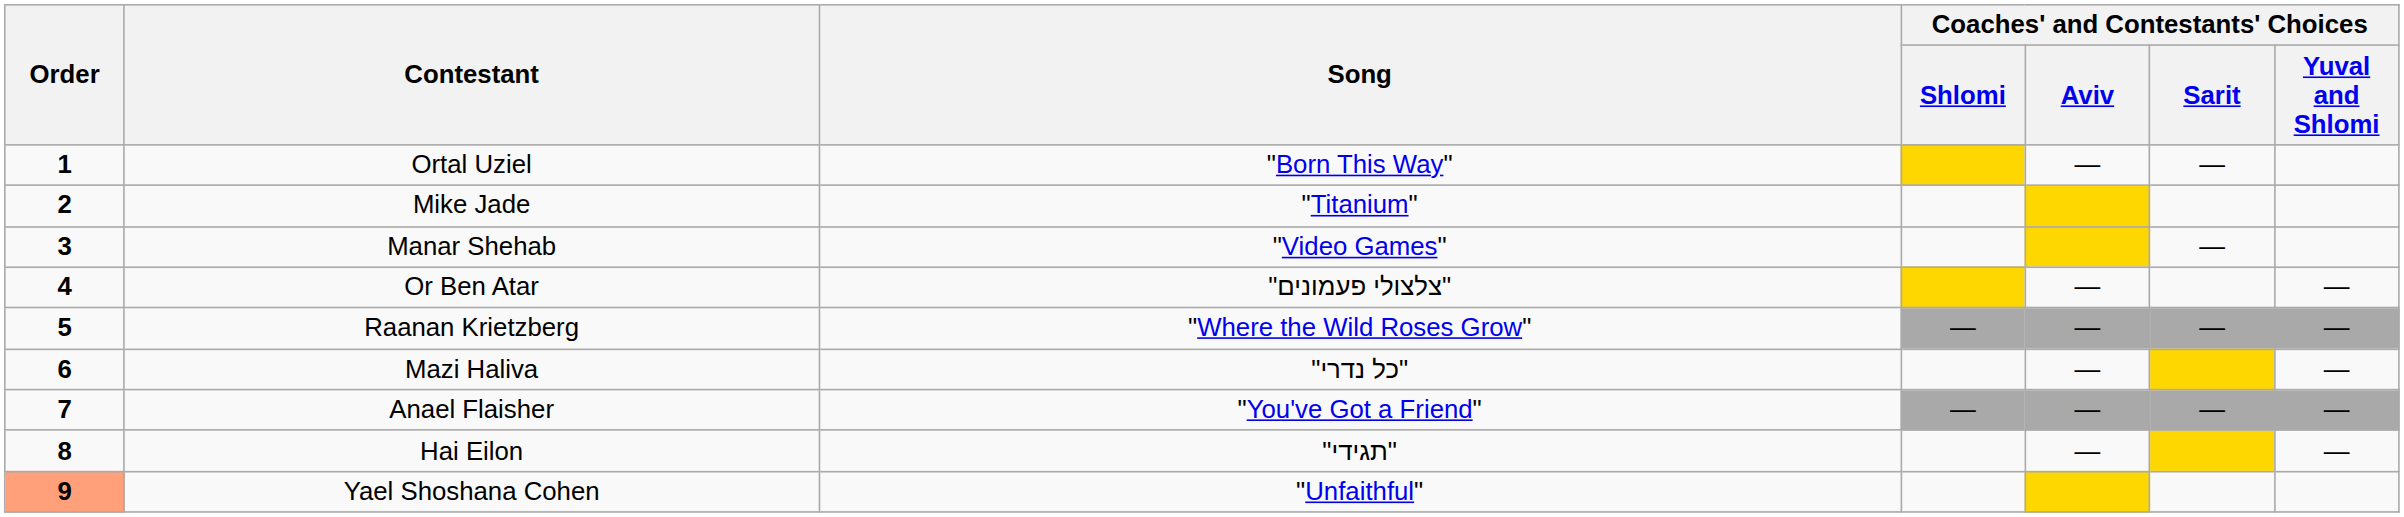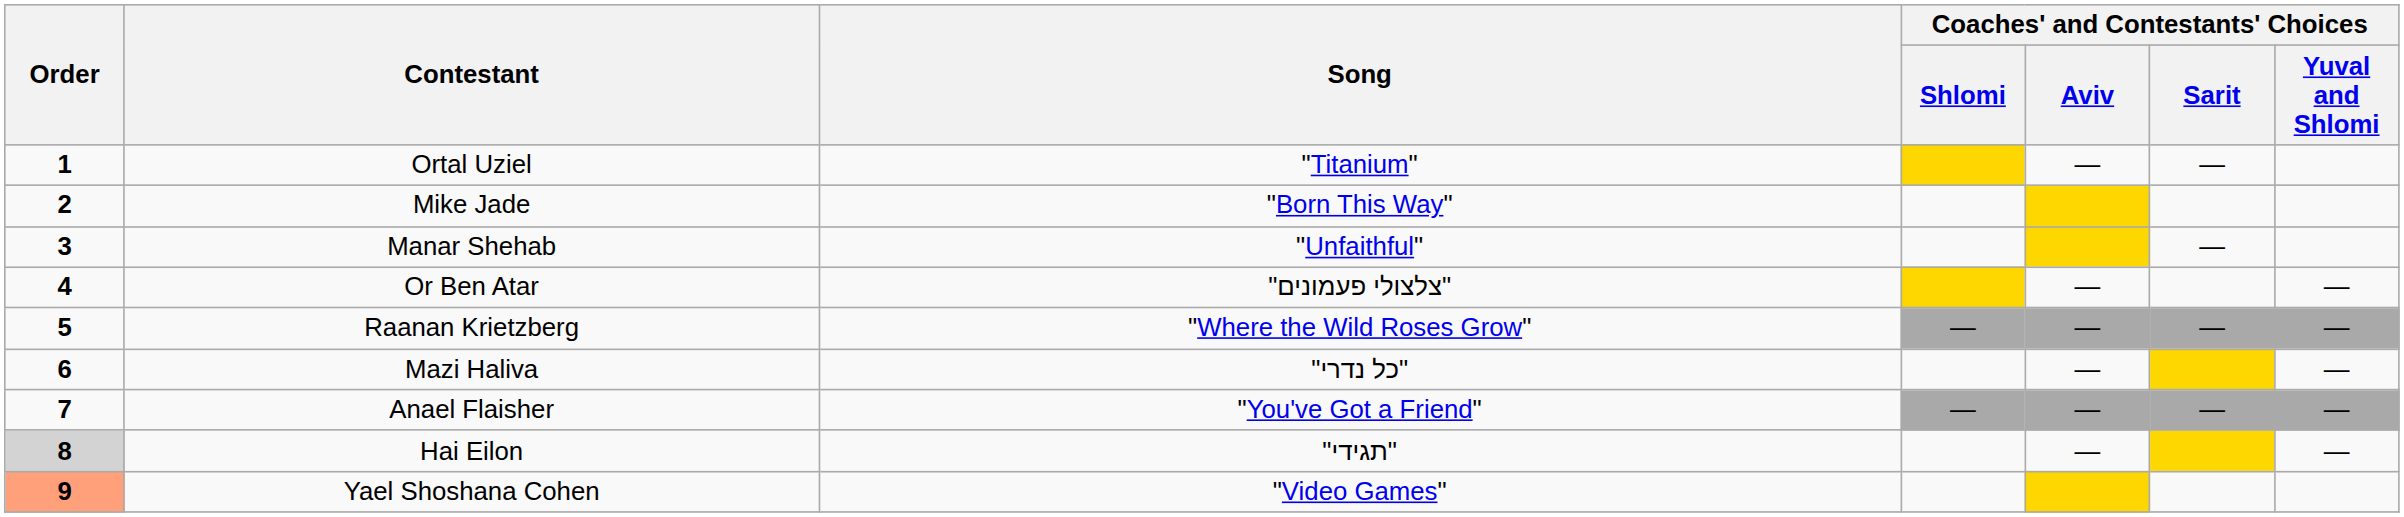(1360, 164) "Born This Way" -> (1360, 164) "Titanium"
(1360, 205) "Titanium" -> (1360, 205) "Born This Way"
(1360, 246) "Video Games" -> (1360, 246) "Unfaithful"
(65, 450) no background -> (65, 450) lightgrey background
(1360, 491) "Unfaithful" -> (1360, 491) "Video Games"
